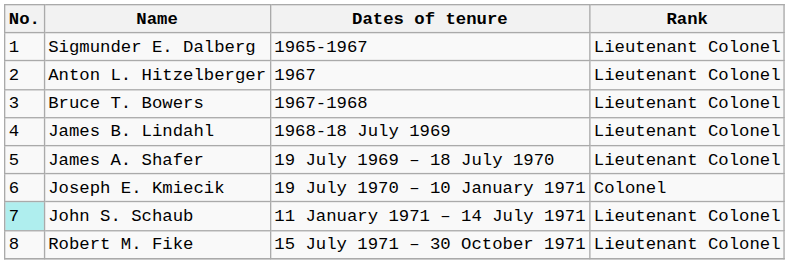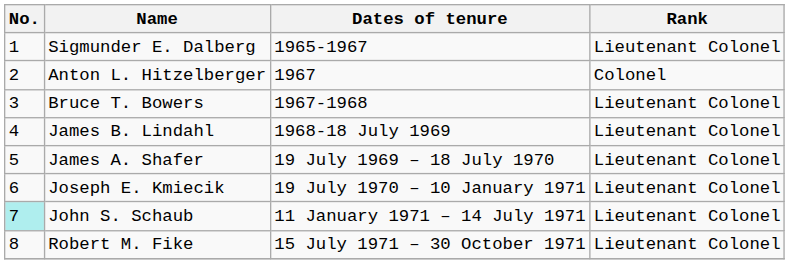(687, 75) Lieutenant Colonel -> (630, 75) Colonel
(630, 188) Colonel -> (687, 188) Lieutenant Colonel
